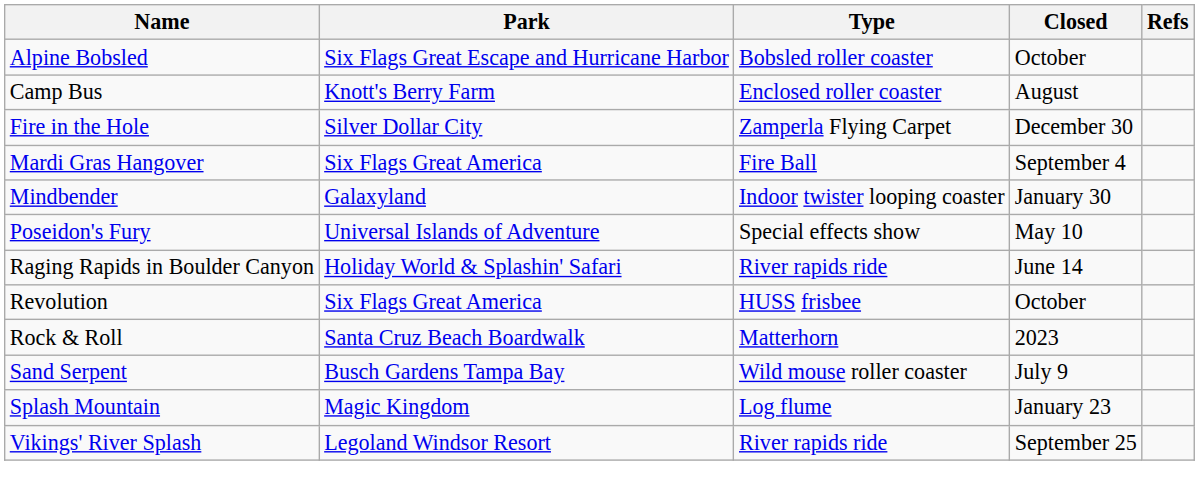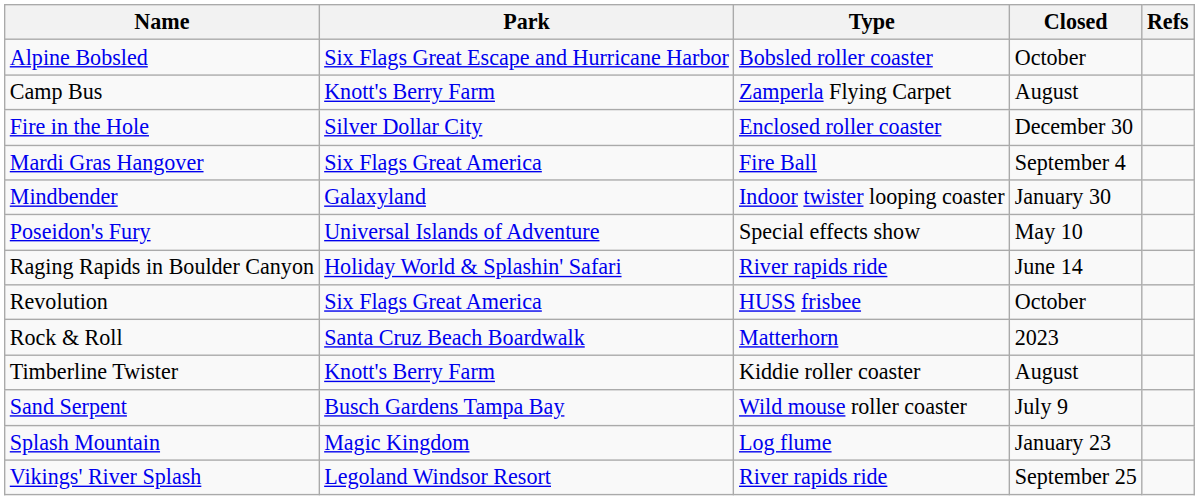(840, 92) Enclosed roller coaster -> (845, 92) Zamperla Flying Carpet
(845, 127) Zamperla Flying Carpet -> (840, 127) Enclosed roller coaster
+ row: (94, 372)
